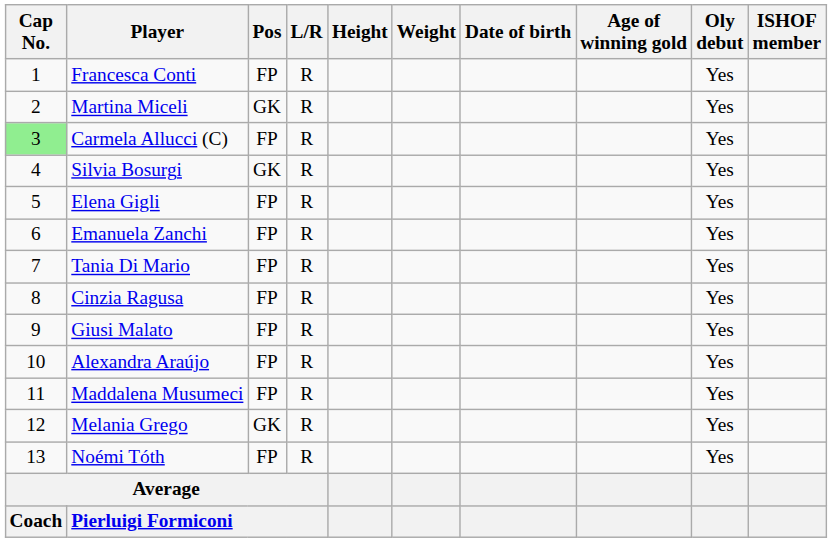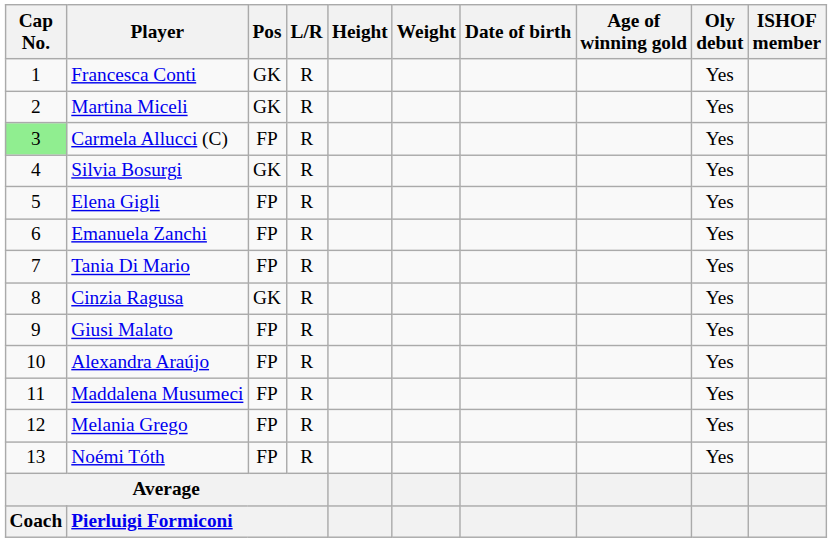(267, 74) FP -> (267, 74) GK
(267, 297) FP -> (267, 297) GK
(267, 425) GK -> (267, 425) FP
